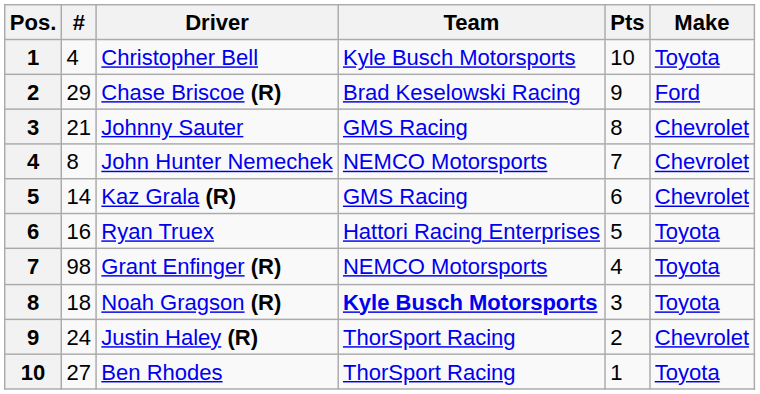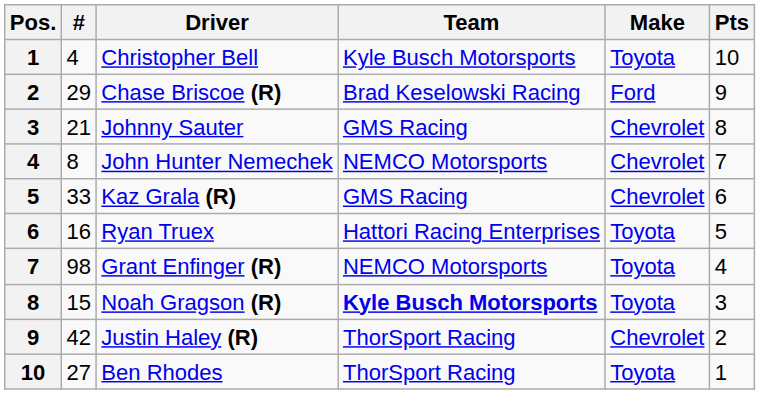columns swapped: (702, 22) <-> (627, 22)
(79, 197) 14 -> (79, 197) 33
(79, 301) 18 -> (79, 301) 15
(79, 336) 24 -> (79, 336) 42
